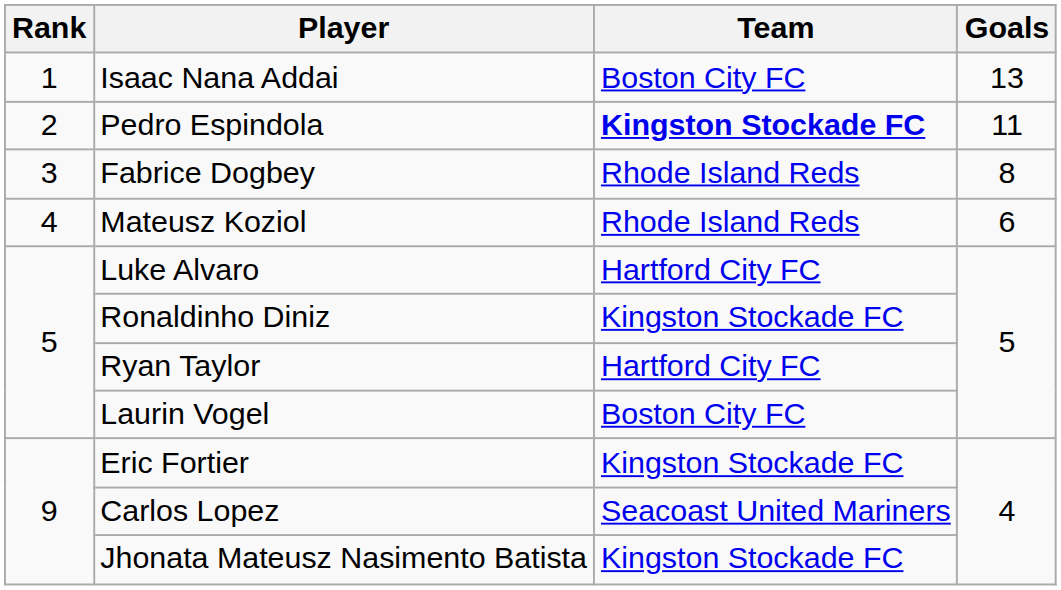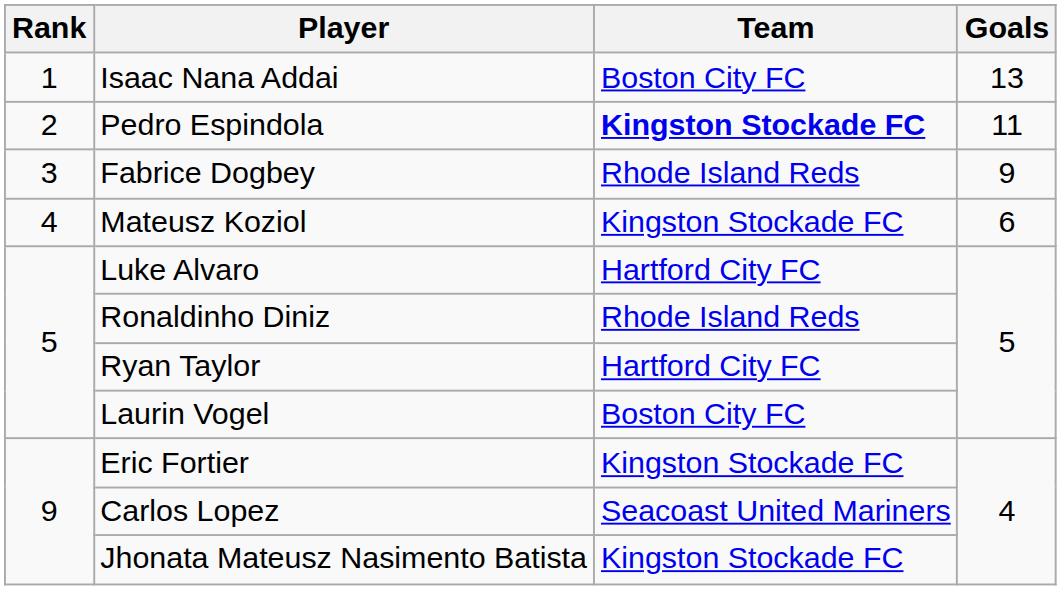(1007, 173) 8 -> (1007, 173) 9
(730, 221) Rhode Island Reds -> (752, 221) Kingston Stockade FC
(752, 317) Kingston Stockade FC -> (730, 317) Rhode Island Reds
